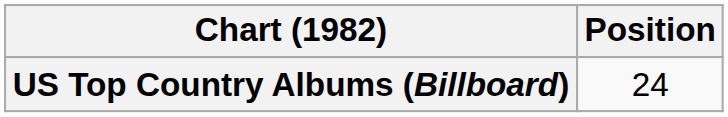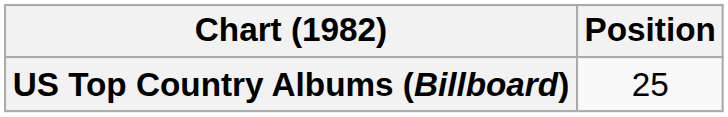(650, 83) 24 -> (650, 83) 25
